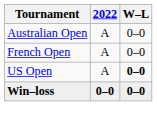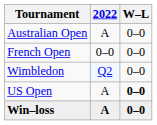(105, 52) A -> (105, 52) 0–0
+ row: (36, 71)
(105, 91) 0–0 -> (105, 110) A
